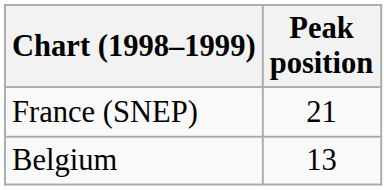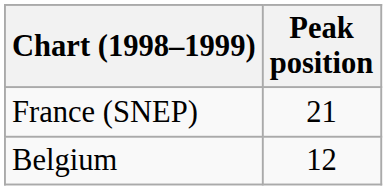(322, 160) 13 -> (322, 160) 12
